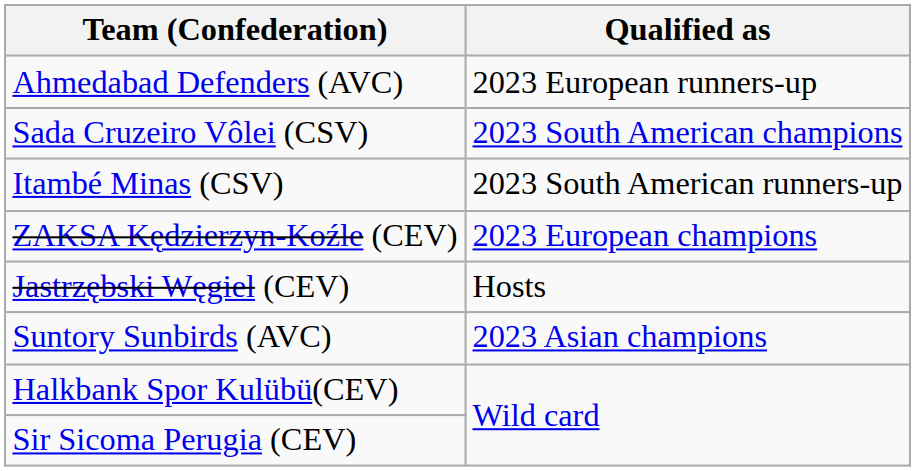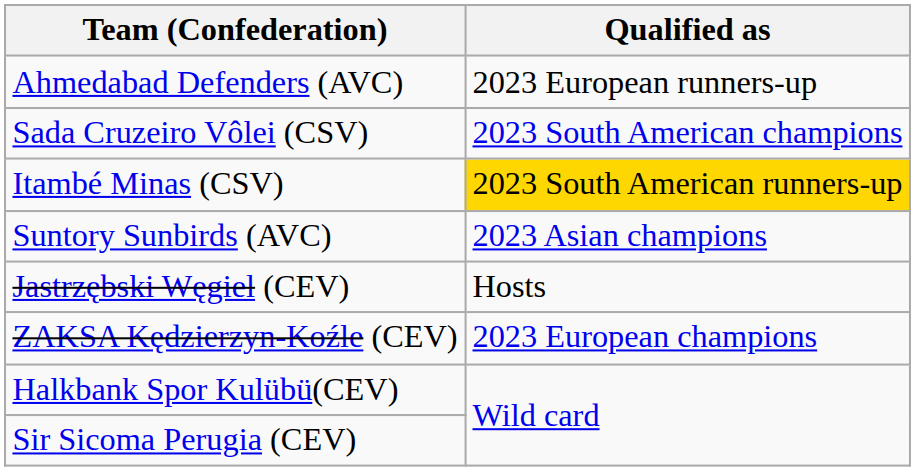(688, 183) no background -> (688, 183) gold background
rows swapped: (235, 235) <-> (172, 337)
